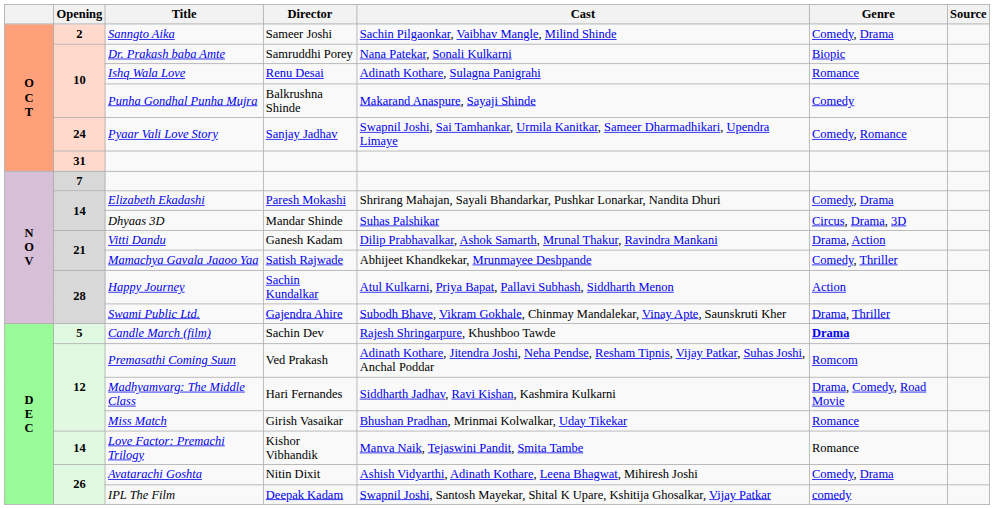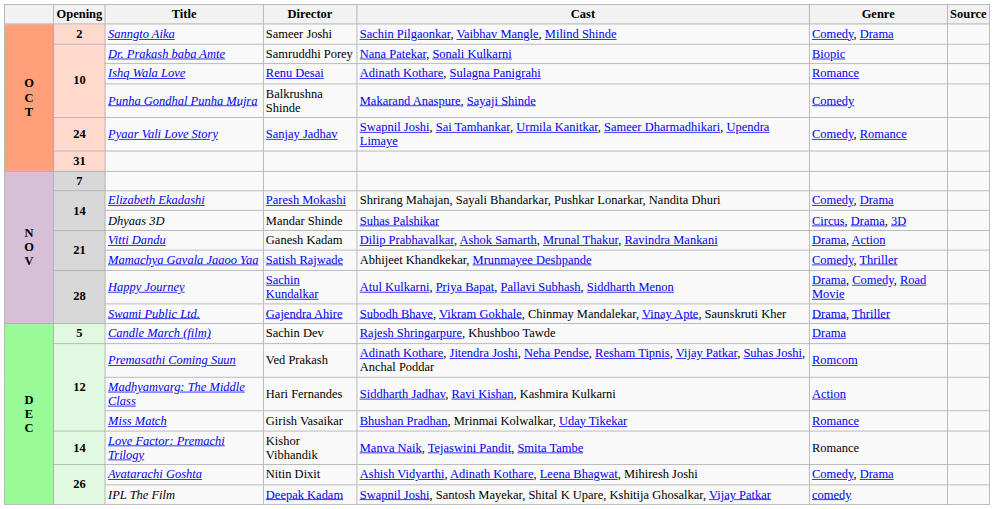(829, 287) Action -> (869, 287) Drama, Comedy, Road Movie
(831, 333) bold -> (829, 333) normal
(869, 394) Drama, Comedy, Road Movie -> (829, 394) Action
